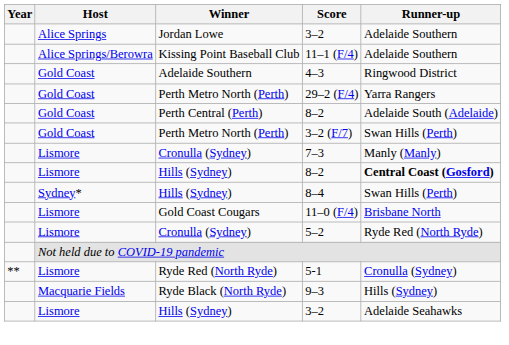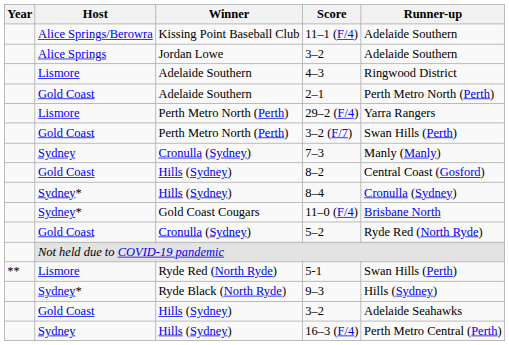rows swapped: (191, 34) <-> (229, 53)
(66, 73) Gold Coast -> (59, 73) Lismore
+ row: (205, 93)
(66, 93) Gold Coast -> (59, 113) Lismore
- row: (210, 113)
(59, 152) Lismore -> (57, 152) Sydney
(59, 172) Lismore -> (66, 172) Gold Coast
(429, 172) bold -> (424, 172) normal
(411, 192) Swan Hills (Perth) -> (410, 192) Cronulla (Sydney)
(59, 212) Lismore -> (60, 212) Sydney*
(59, 232) Lismore -> (66, 232) Gold Coast
(410, 271) Cronulla (Sydney) -> (411, 271) Swan Hills (Perth)
(81, 291) Macquarie Fields -> (60, 291) Sydney*
(59, 311) Lismore -> (66, 311) Gold Coast
+ row: (195, 331)
